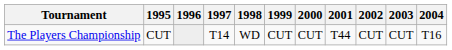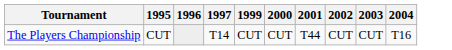- column: (250, 14)
